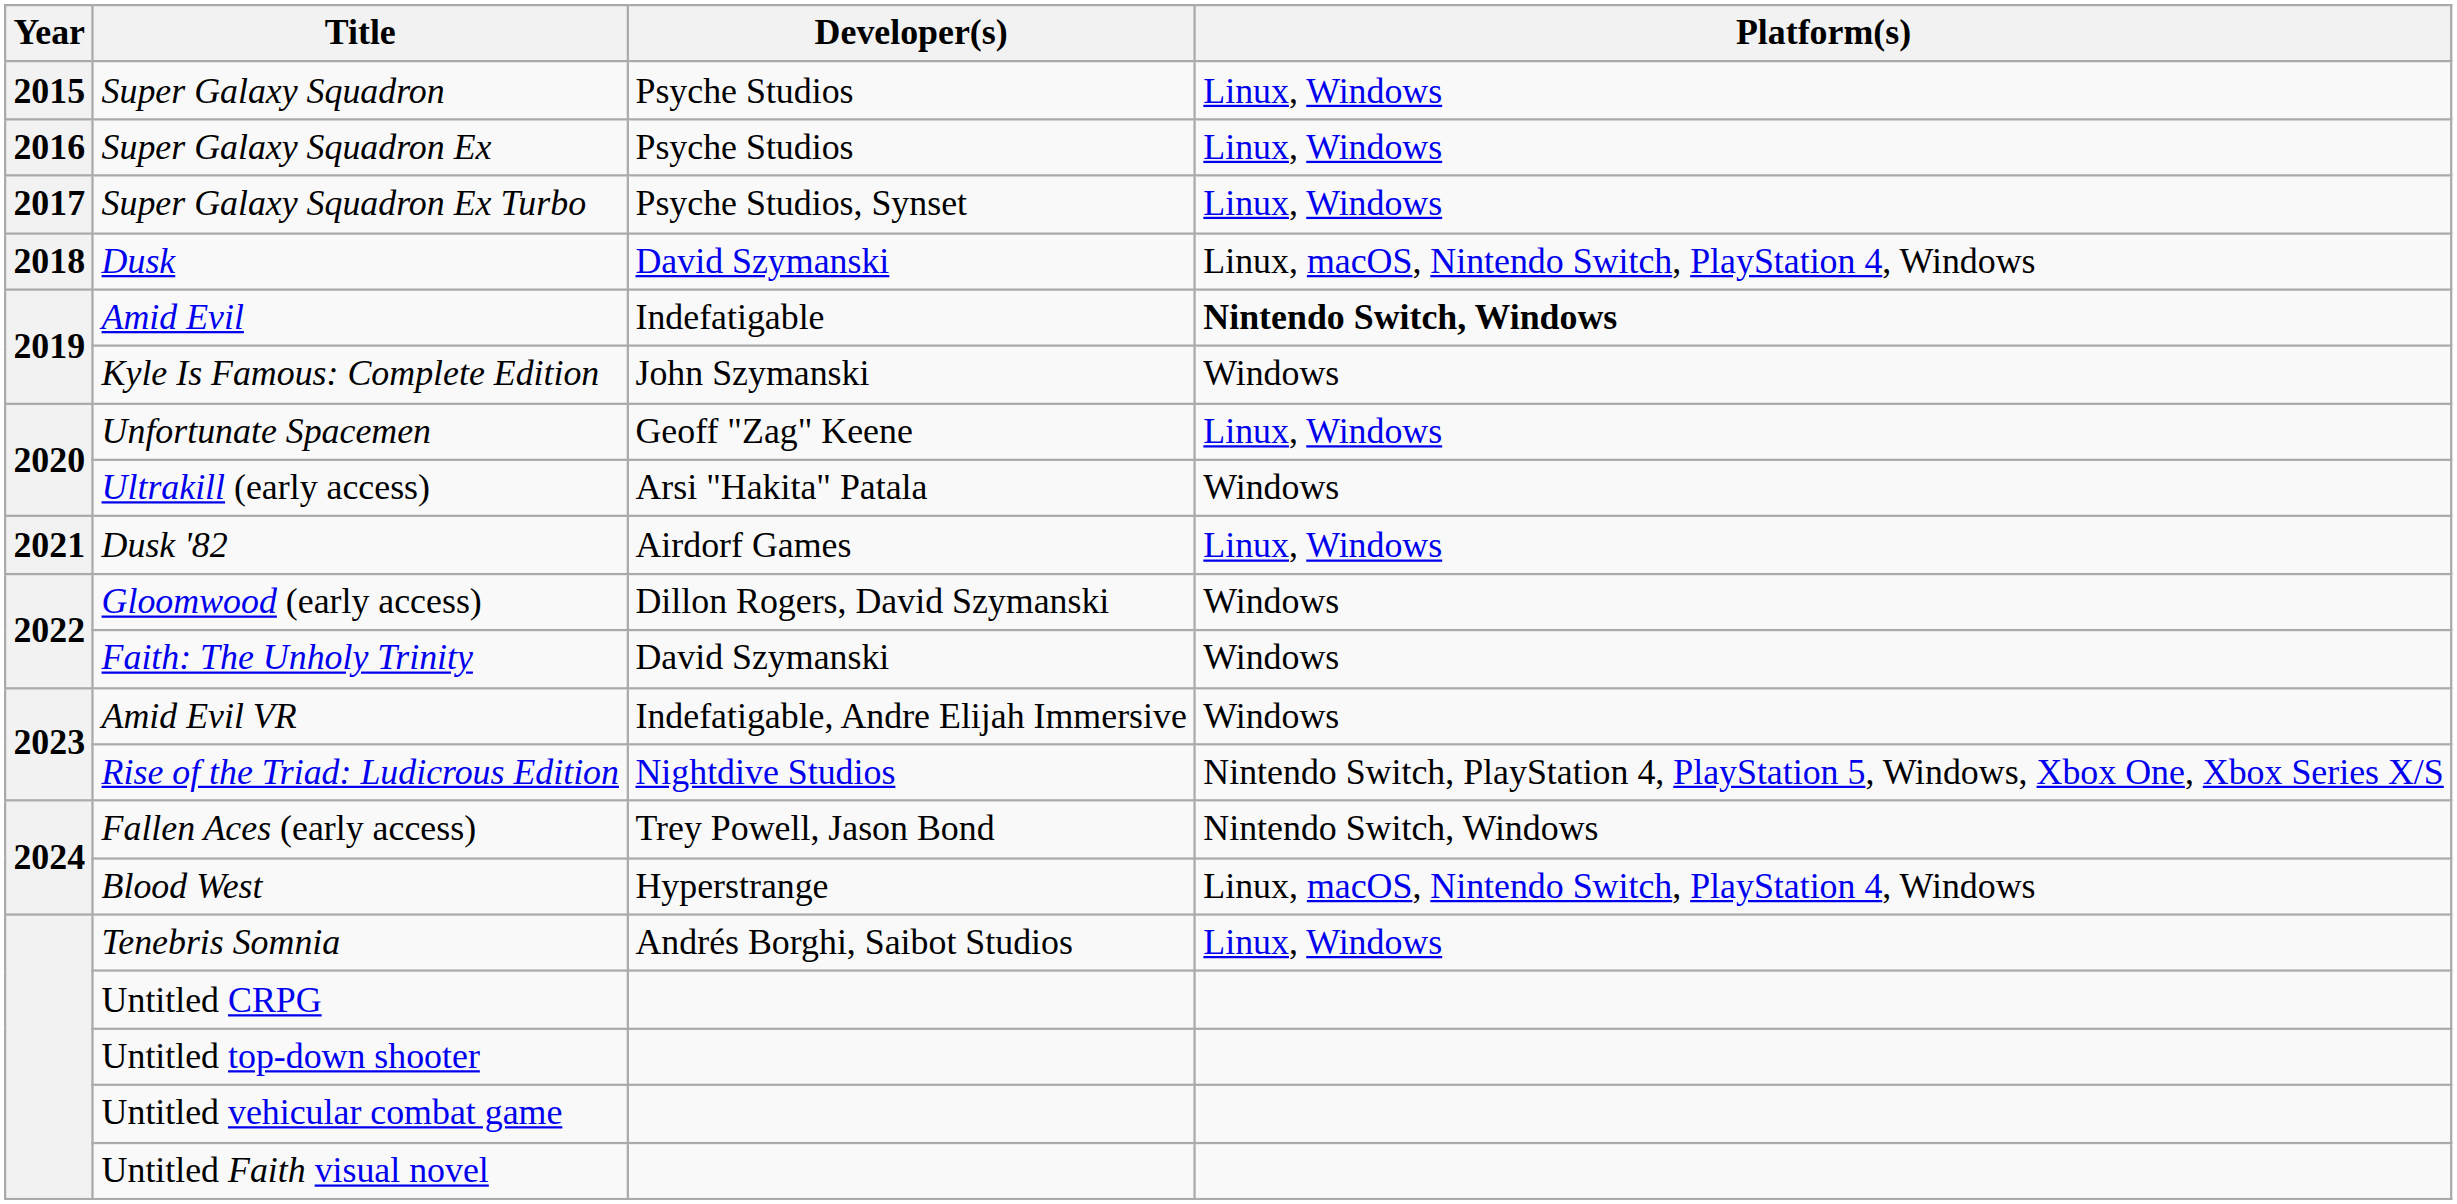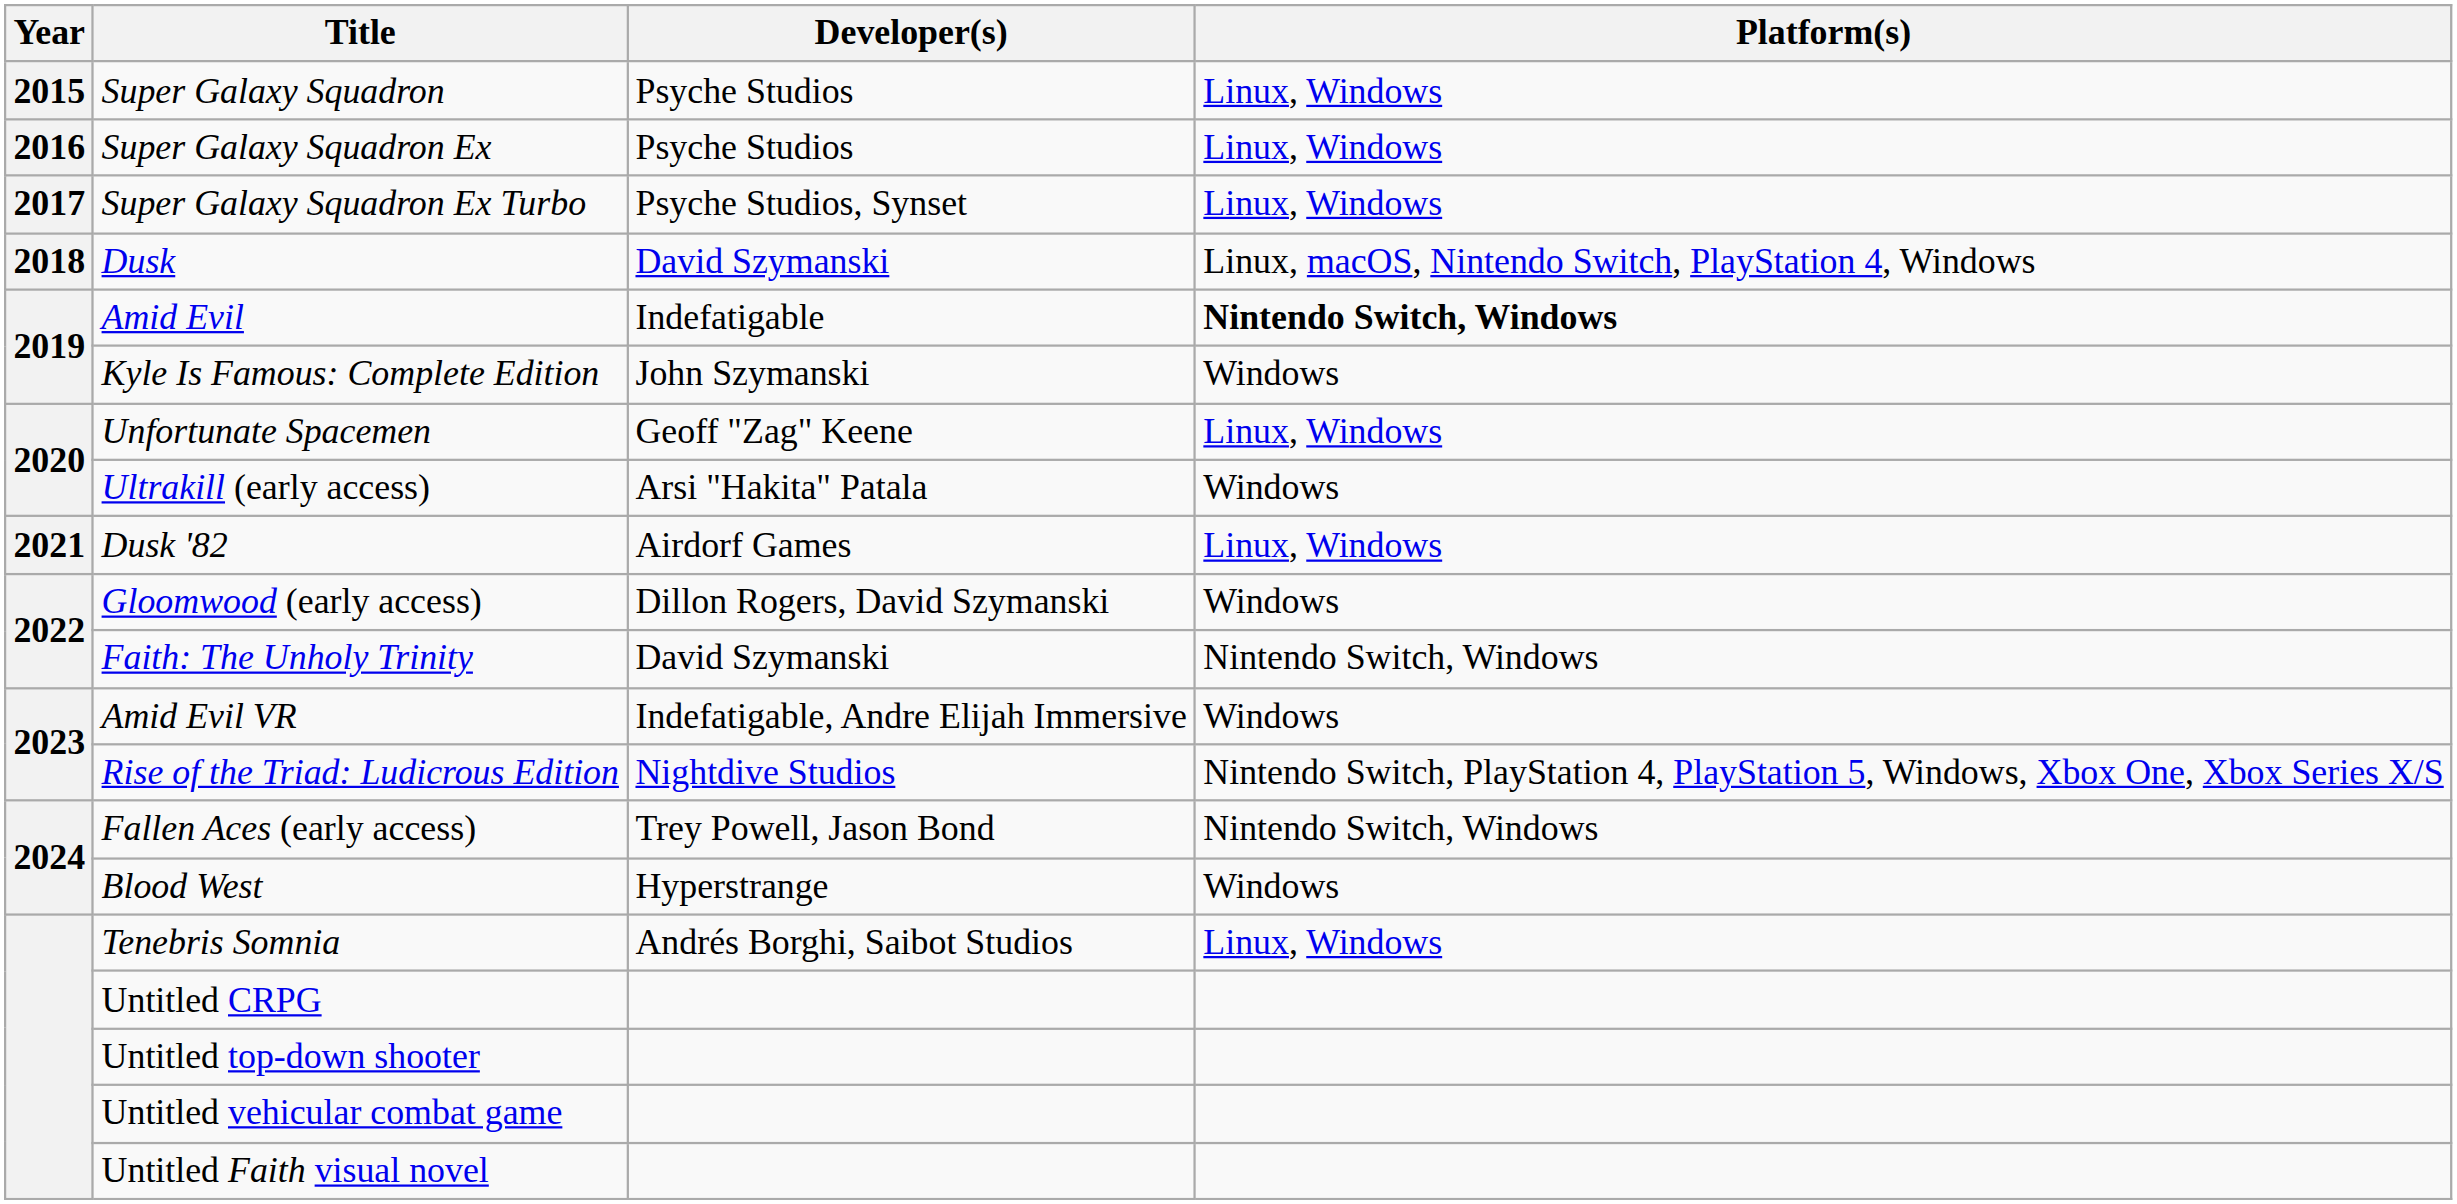(1271, 658) Windows -> (1401, 658) Nintendo Switch, Windows
(1619, 885) Linux, macOS, Nintendo Switch, PlayStation 4, Windows -> (1271, 885) Windows
